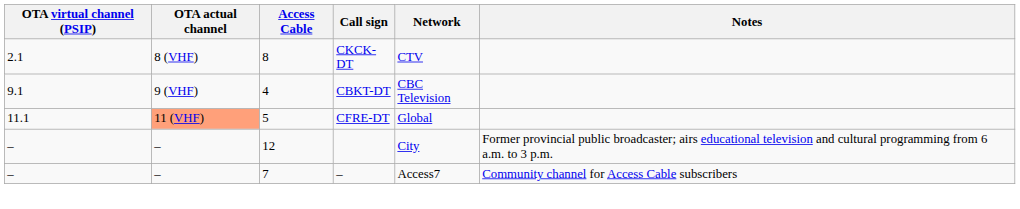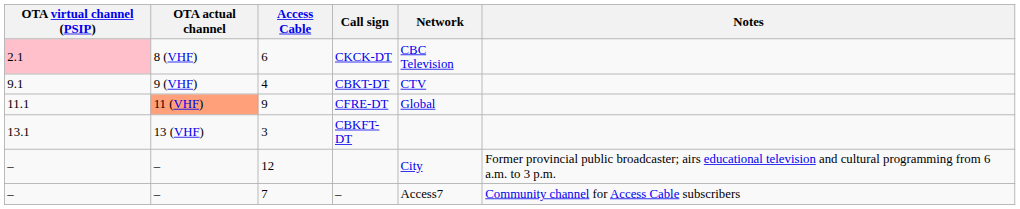(15, 56) no background -> (15, 56) pink background
(266, 56) 8 -> (265, 56) 6
(410, 56) CTV -> (427, 56) CBC Television
(424, 91) CBC Television -> (413, 84) CTV
(266, 118) 5 -> (265, 104) 9
+ row: (357, 131)
